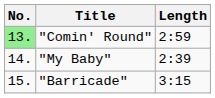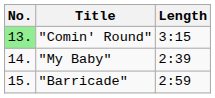(175, 38) 2:59 -> (175, 38) 3:15
(175, 82) 3:15 -> (175, 82) 2:59
